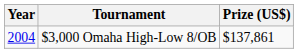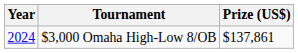(21, 37) 2004 -> (21, 37) 2024
